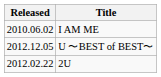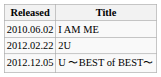rows swapped: (65, 64) <-> (106, 46)
